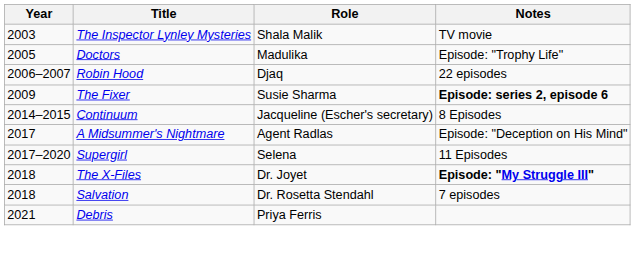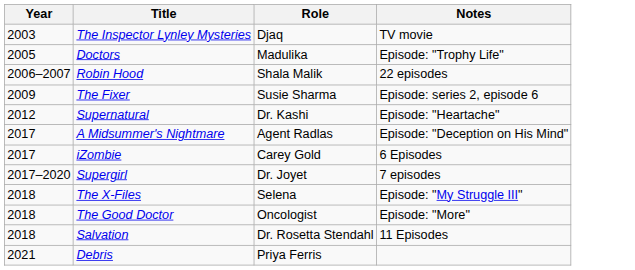(290, 34) Shala Malik -> (270, 34) Djaq
(270, 74) Djaq -> (290, 74) Shala Malik
(523, 94) bold -> (459, 94) normal
+ row: (113, 114)
- row: (107, 114)
+ row: (99, 154)
(277, 154) Selena -> (282, 174) Dr. Joyet
(473, 154) 11 Episodes -> (410, 174) 7 episodes
(282, 174) Dr. Joyet -> (277, 194) Selena
(516, 174) bold -> (451, 194) normal
+ row: (125, 214)
(469, 194) 7 episodes -> (414, 235) 11 Episodes
